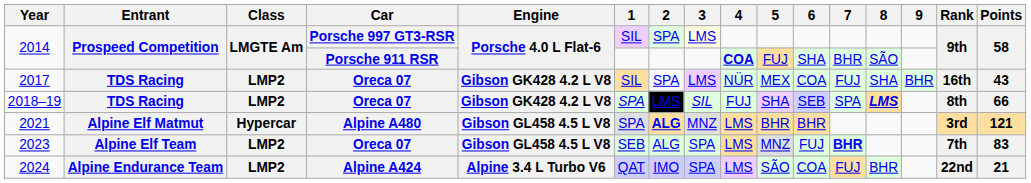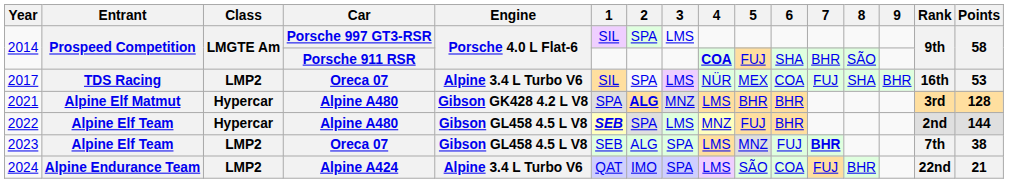(702, 37) lightyellow background -> (680, 37) no background
(536, 80) Gibson GK428 4.2 L V8 -> (513, 80) Alpine 3.4 L Turbo V6
(1001, 80) 43 -> (979, 80) 53
- row: (34, 102)
(536, 123) Gibson GL458 4.5 L V8 -> (513, 102) Gibson GK428 4.2 L V8
(1001, 123) 121 -> (979, 102) 128
+ row: (23, 123)
(1001, 145) 83 -> (979, 145) 38
